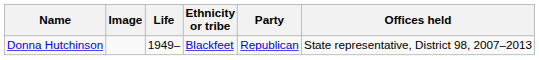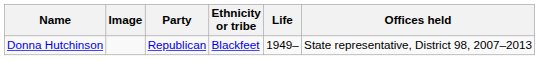columns swapped: (164, 20) <-> (269, 20)
